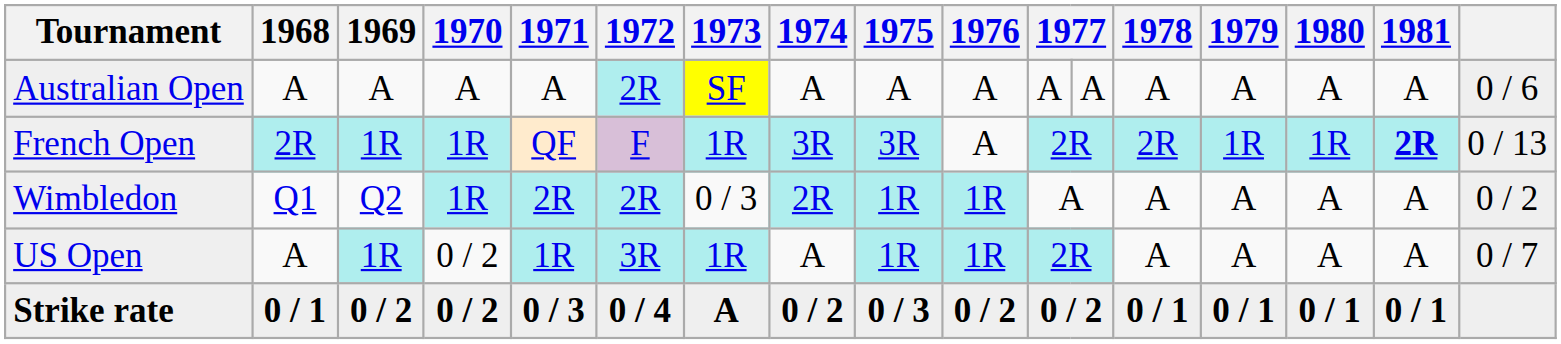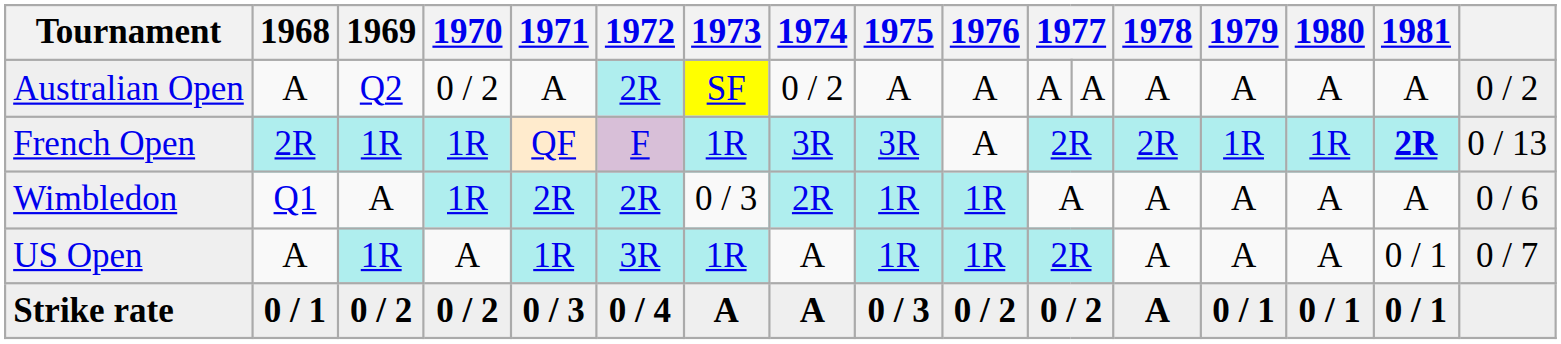(381, 87) A -> (381, 87) Q2
(467, 87) A -> (467, 87) 0 / 2
(812, 87) A -> (812, 87) 0 / 2
(1507, 87) 0 / 6 -> (1507, 87) 0 / 2
(381, 198) Q2 -> (381, 198) A
(1507, 198) 0 / 2 -> (1507, 198) 0 / 6
(467, 254) 0 / 2 -> (467, 254) A
(1416, 254) A -> (1416, 254) 0 / 1
(812, 310) 0 / 2 -> (812, 310) A
(1157, 310) 0 / 1 -> (1157, 310) A
